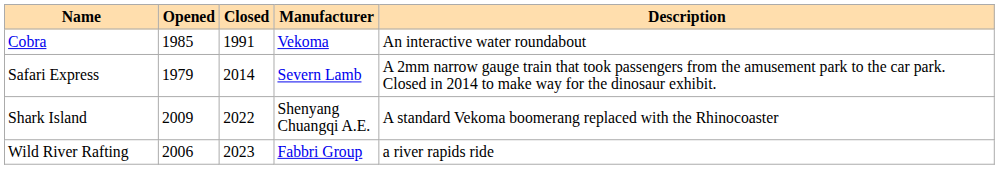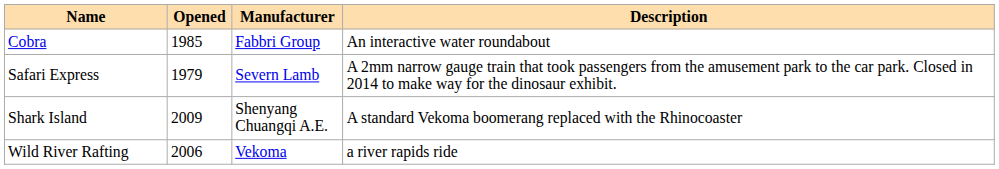- column: (247, 16)
(303, 41) Vekoma -> (278, 41) Fabbri Group
(320, 151) Fabbri Group -> (261, 151) Vekoma
